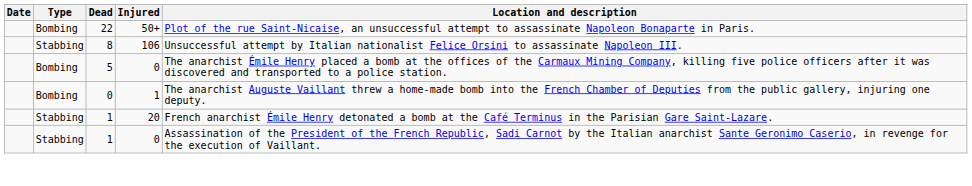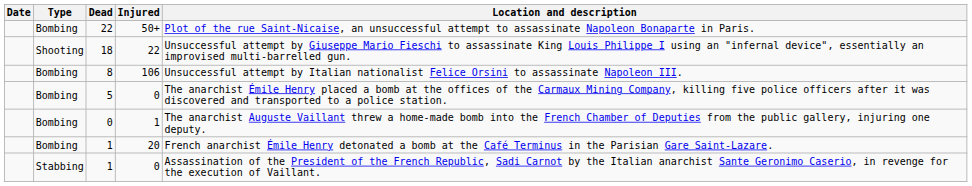+ row: (107, 51)
(60, 45) Stabbing -> (57, 73) Bombing
(60, 117) Stabbing -> (57, 145) Bombing
